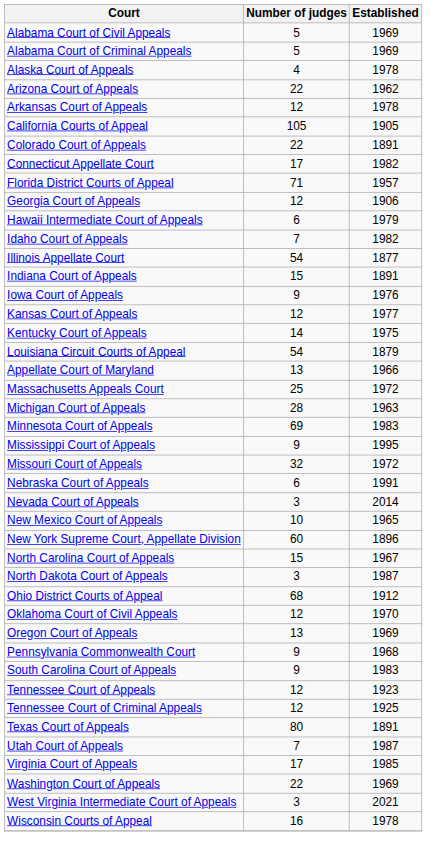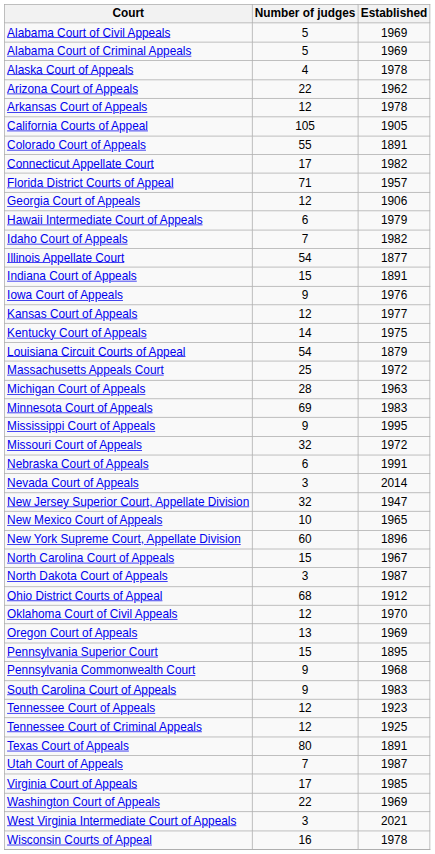(297, 145) 22 -> (305, 145) 55
- row: (80, 370)
+ row: (128, 502)
+ row: (82, 652)
